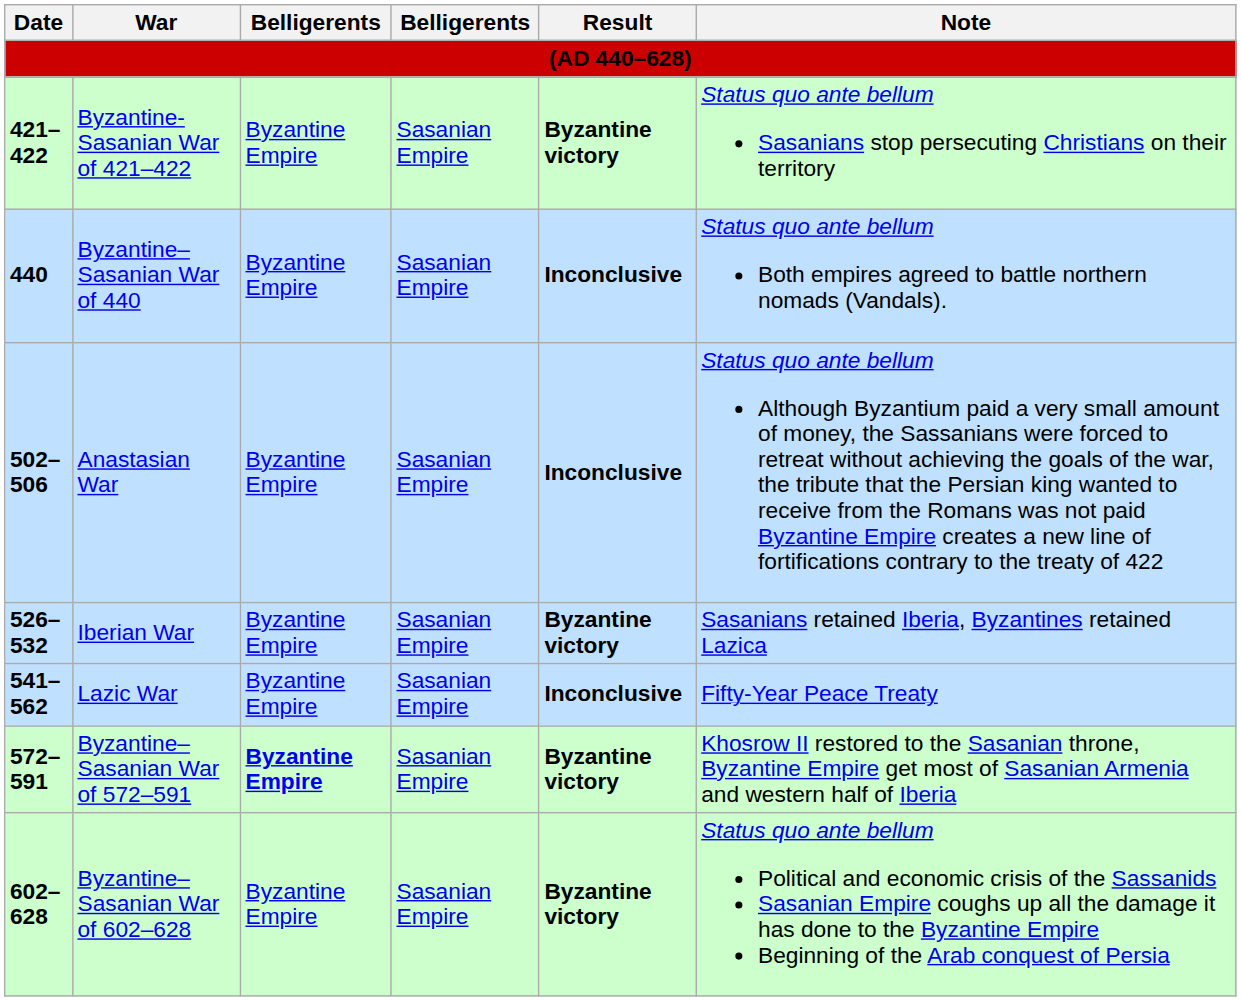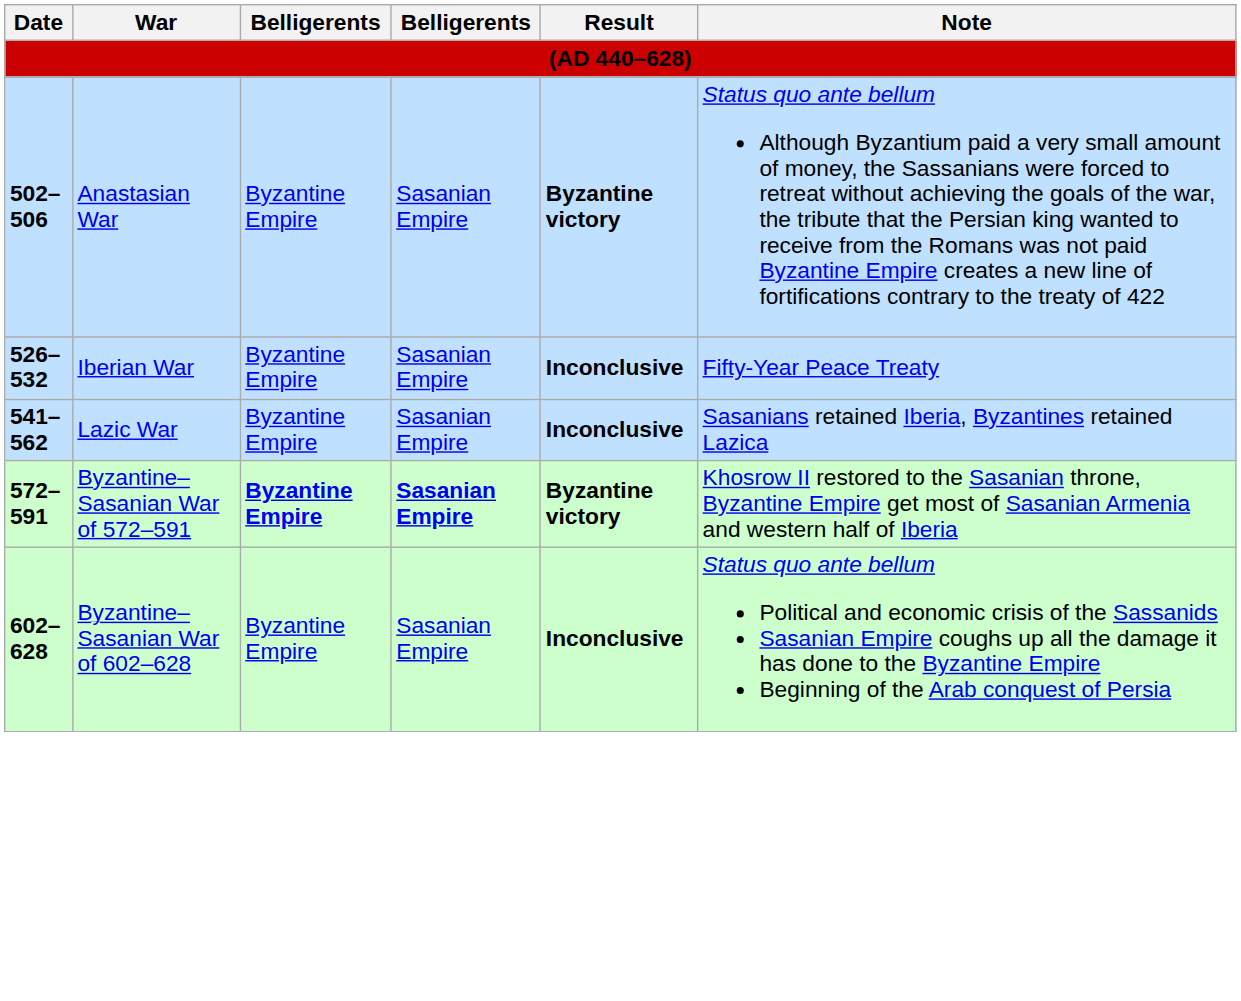- row: (148, 142)
- row: (148, 275)
(613, 471) Inconclusive -> (600, 206) Byzantine victory
(598, 632) Byzantine victory -> (615, 367) Inconclusive
(936, 632) Sasanians retained Iberia, Byzantines retained Lazica -> (821, 367) Fifty-Year Peace Treaty
(819, 694) Fifty-Year Peace Treaty -> (938, 429) Sasanians retained Iberia, Byzantines retained Lazica
(444, 768) normal -> (446, 503) bold
(598, 904) Byzantine victory -> (615, 639) Inconclusive
